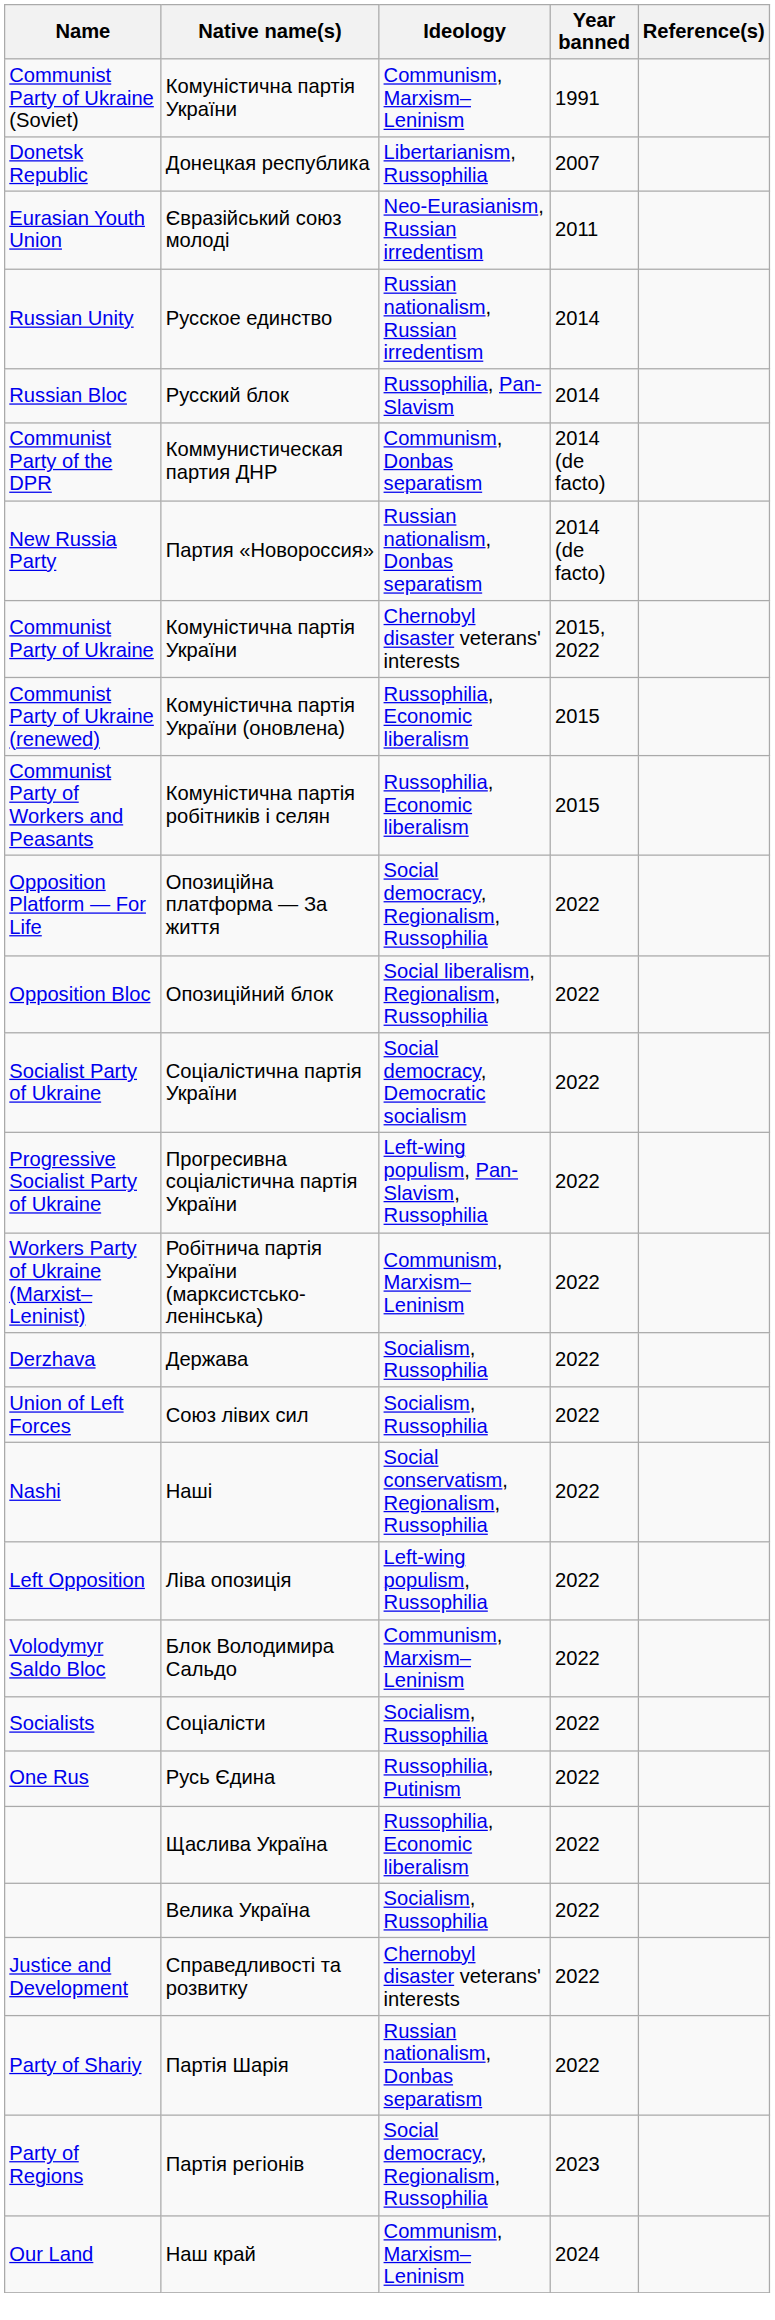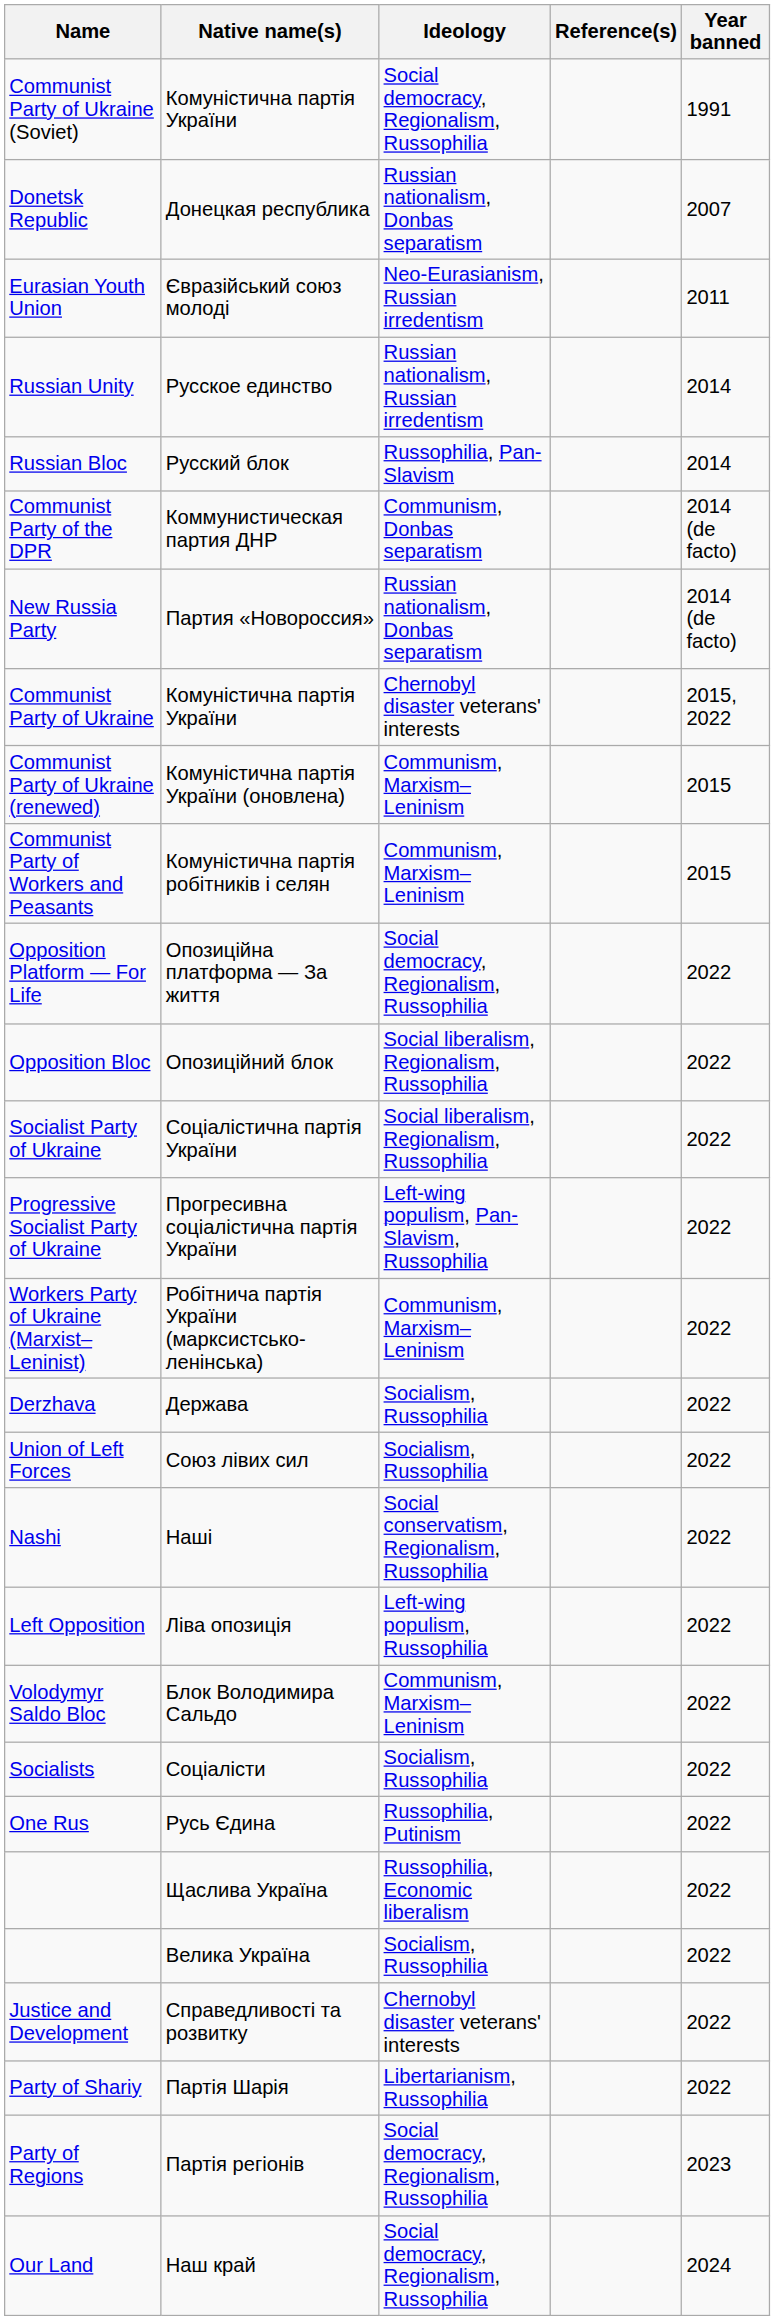columns swapped: (594, 31) <-> (704, 31)
(443, 97) Communism, Marxism–Leninism -> (442, 109) Social democracy, Regionalism, Russophilia
(450, 163) Libertarianism, Russophilia -> (437, 209) Russian nationalism, Donbas separatism
(438, 716) Russophilia, Economic liberalism -> (443, 784) Communism, Marxism–Leninism
(438, 805) Russophilia, Economic liberalism -> (443, 873) Communism, Marxism–Leninism
(435, 1082) Social democracy, Democratic socialism -> (459, 1139) Social liberalism, Regionalism, Russophilia
(437, 2065) Russian nationalism, Donbas separatism -> (450, 2087) Libertarianism, Russophilia
(443, 2253) Communism, Marxism–Leninism -> (442, 2265) Social democracy, Regionalism, Russophilia
